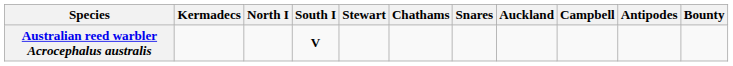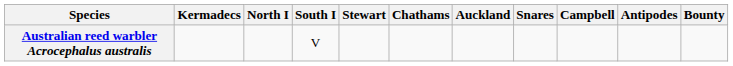columns swapped: (474, 14) <-> (527, 14)
(315, 43) bold -> (315, 43) normal
